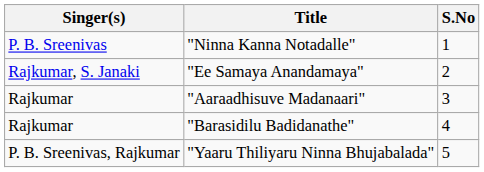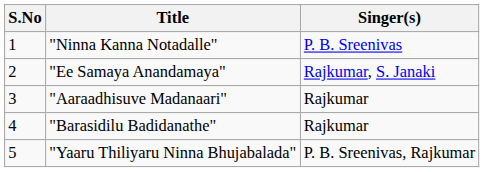columns swapped: (458, 18) <-> (94, 18)
